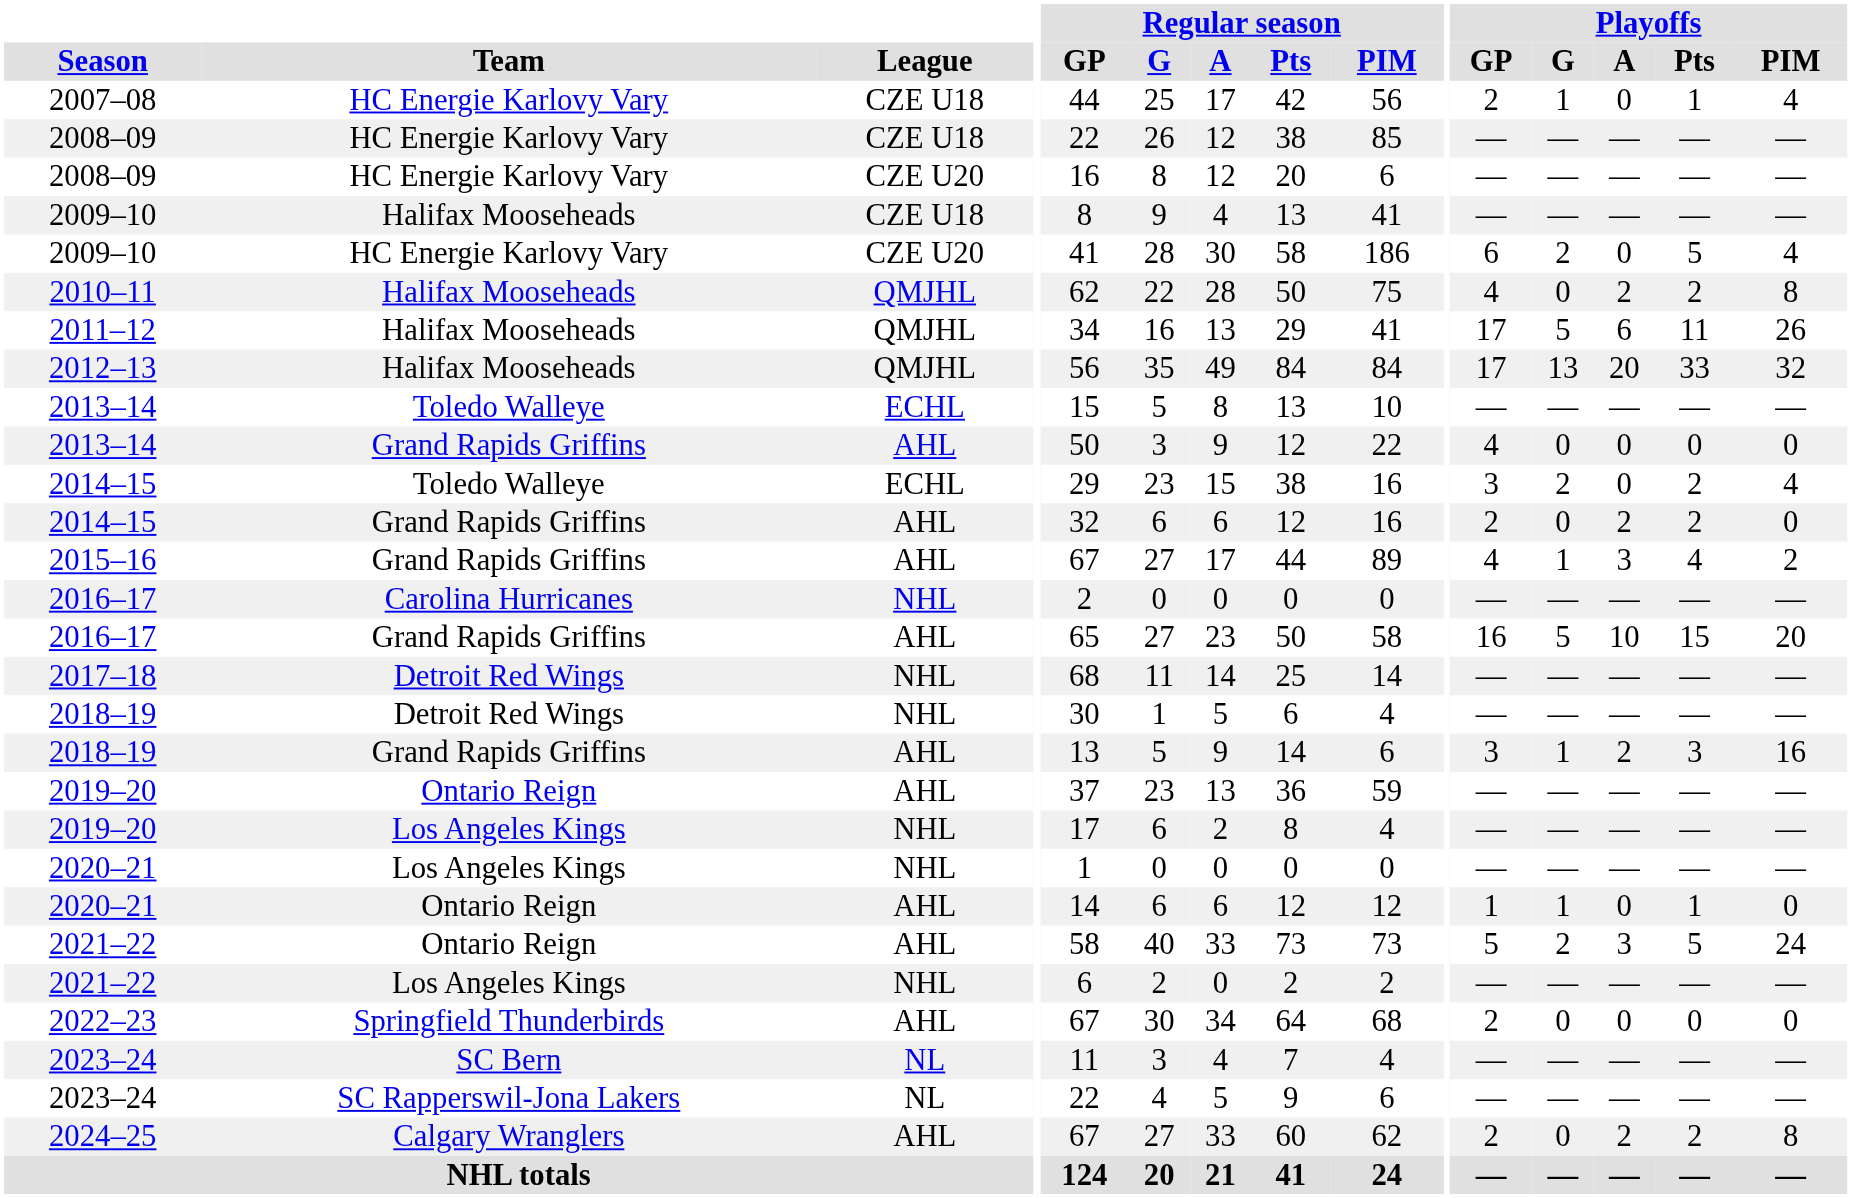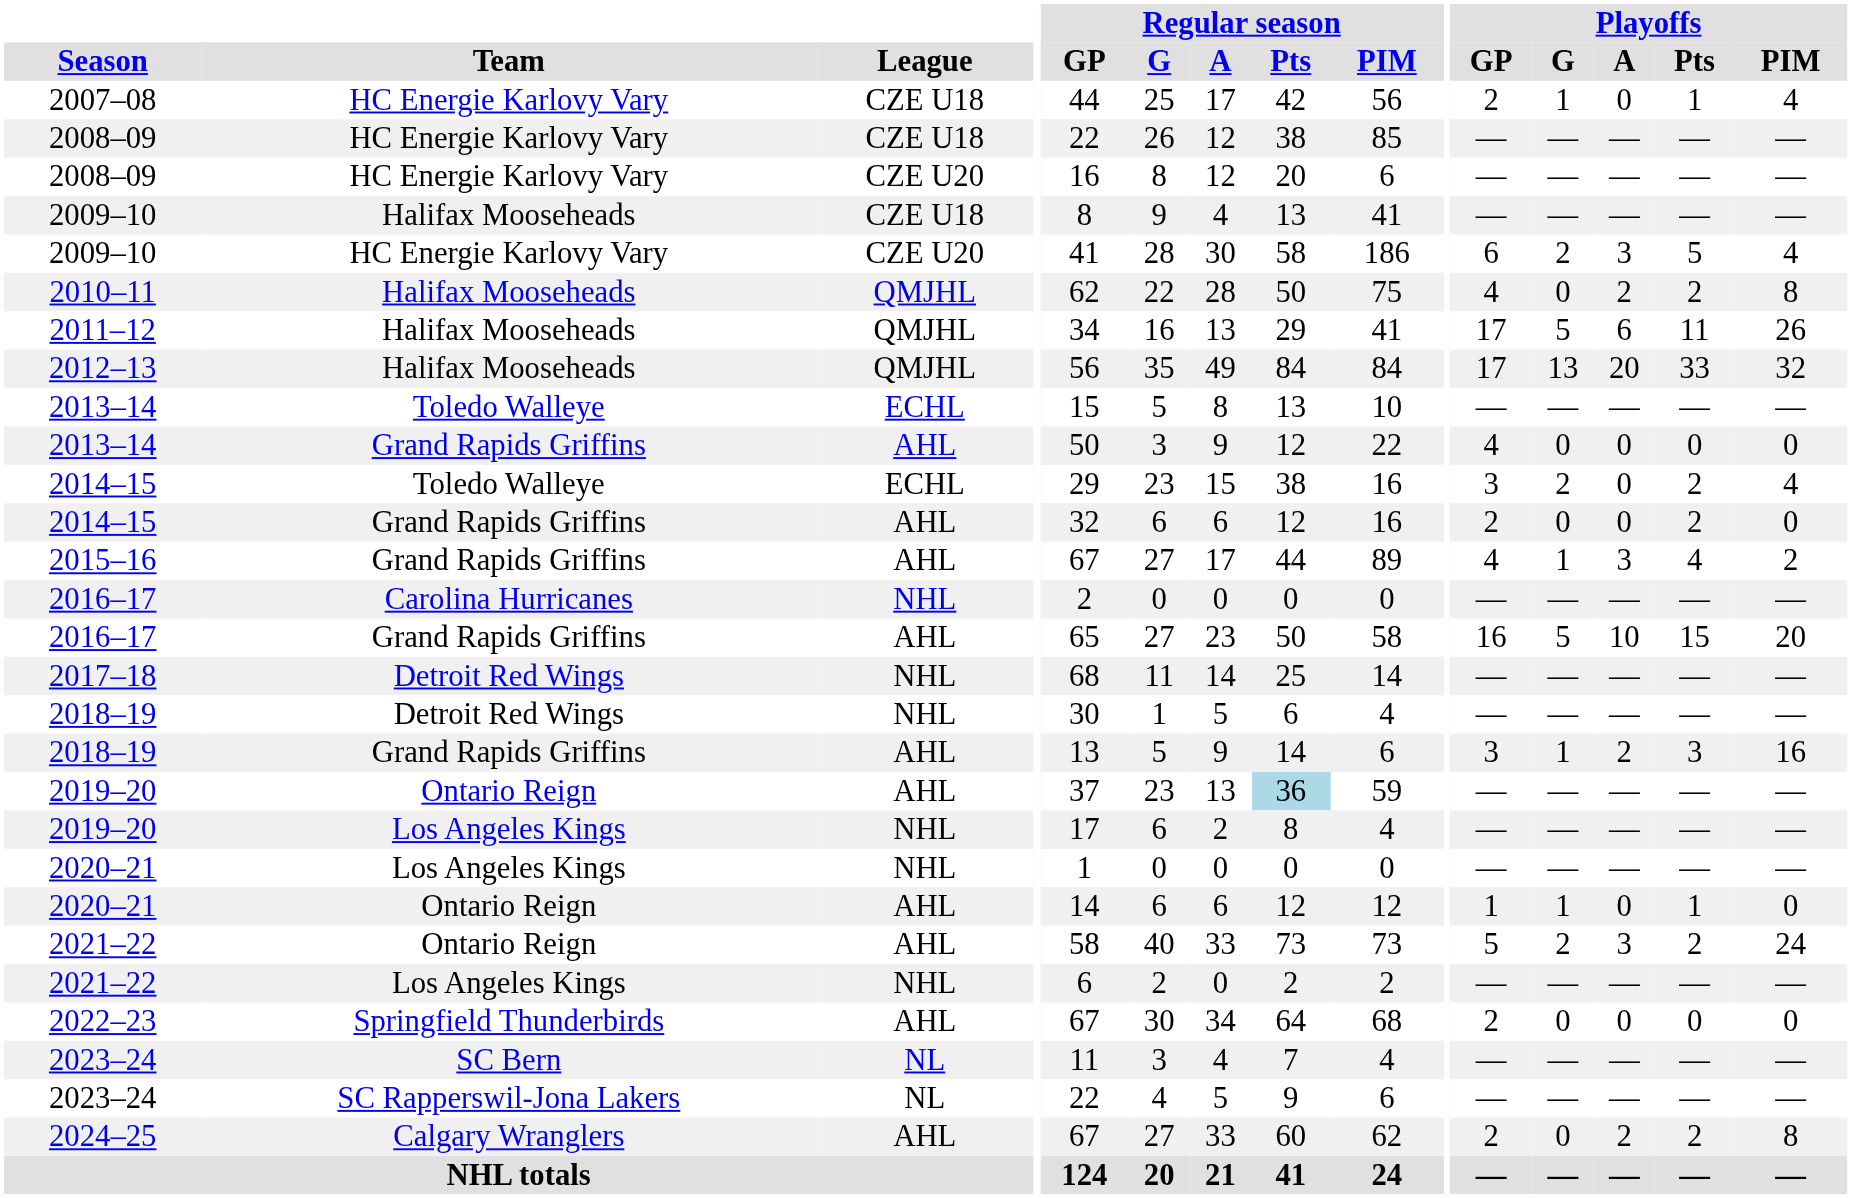(1624, 253) 0 -> (1624, 253) 3
(1624, 521) 2 -> (1624, 521) 0
(1291, 790) no background -> (1291, 790) lightblue background
(1695, 944) 5 -> (1695, 944) 2
